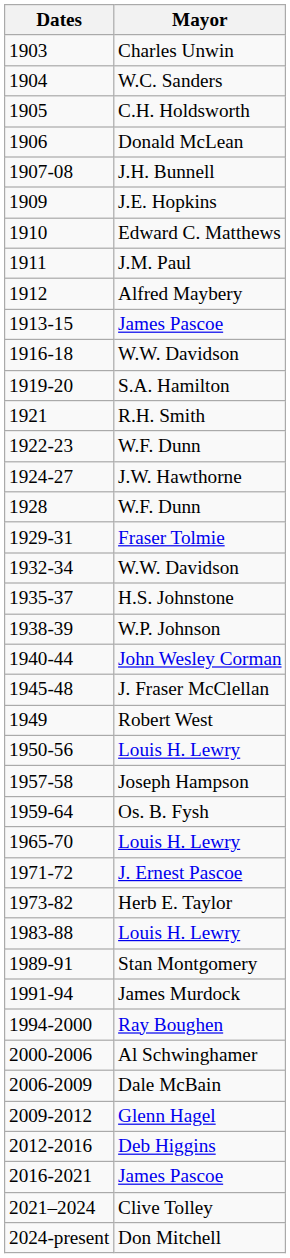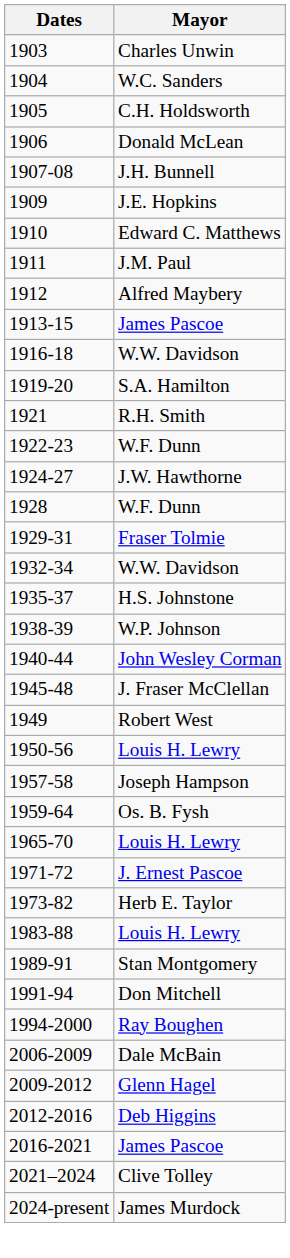(179, 994) James Murdock -> (170, 994) Don Mitchell
- row: (51, 1055)
(170, 1237) Don Mitchell -> (179, 1207) James Murdock
